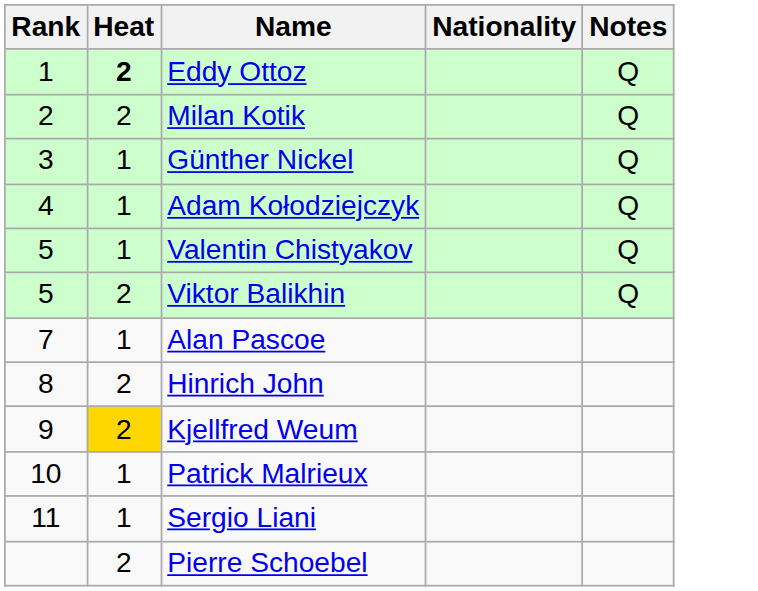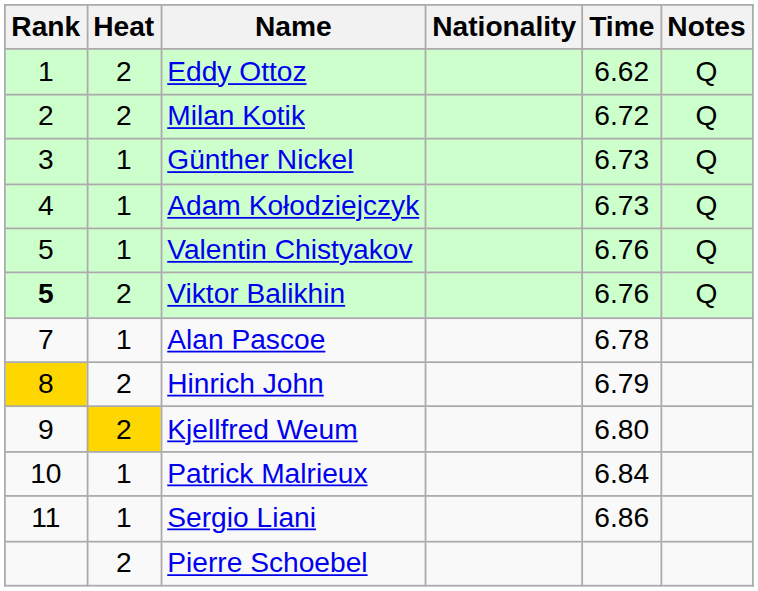+ column: (622, 26)
(124, 71) bold -> (124, 71) normal
(46, 294) normal -> (46, 294) bold
(46, 384) no background -> (46, 384) gold background
